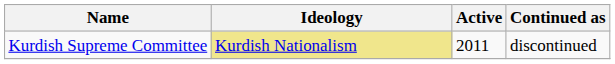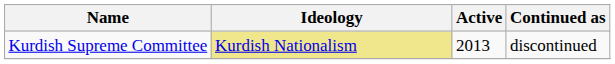(473, 44) 2011 -> (473, 44) 2013
